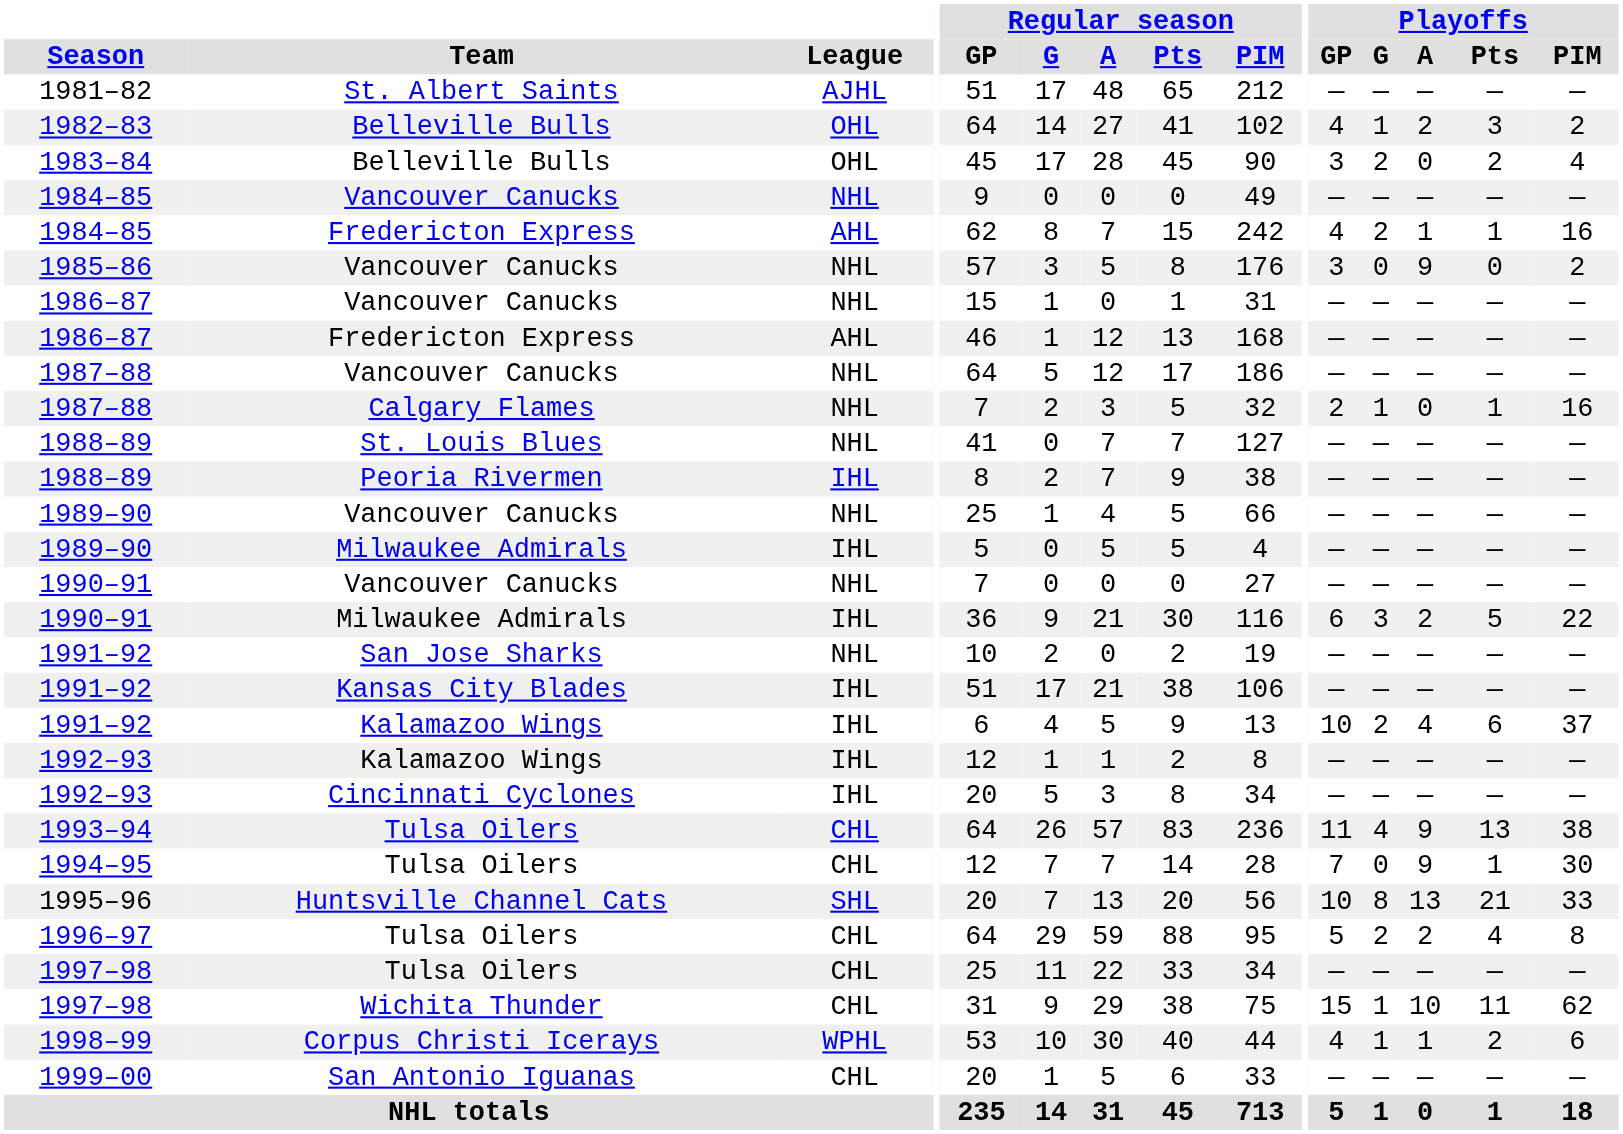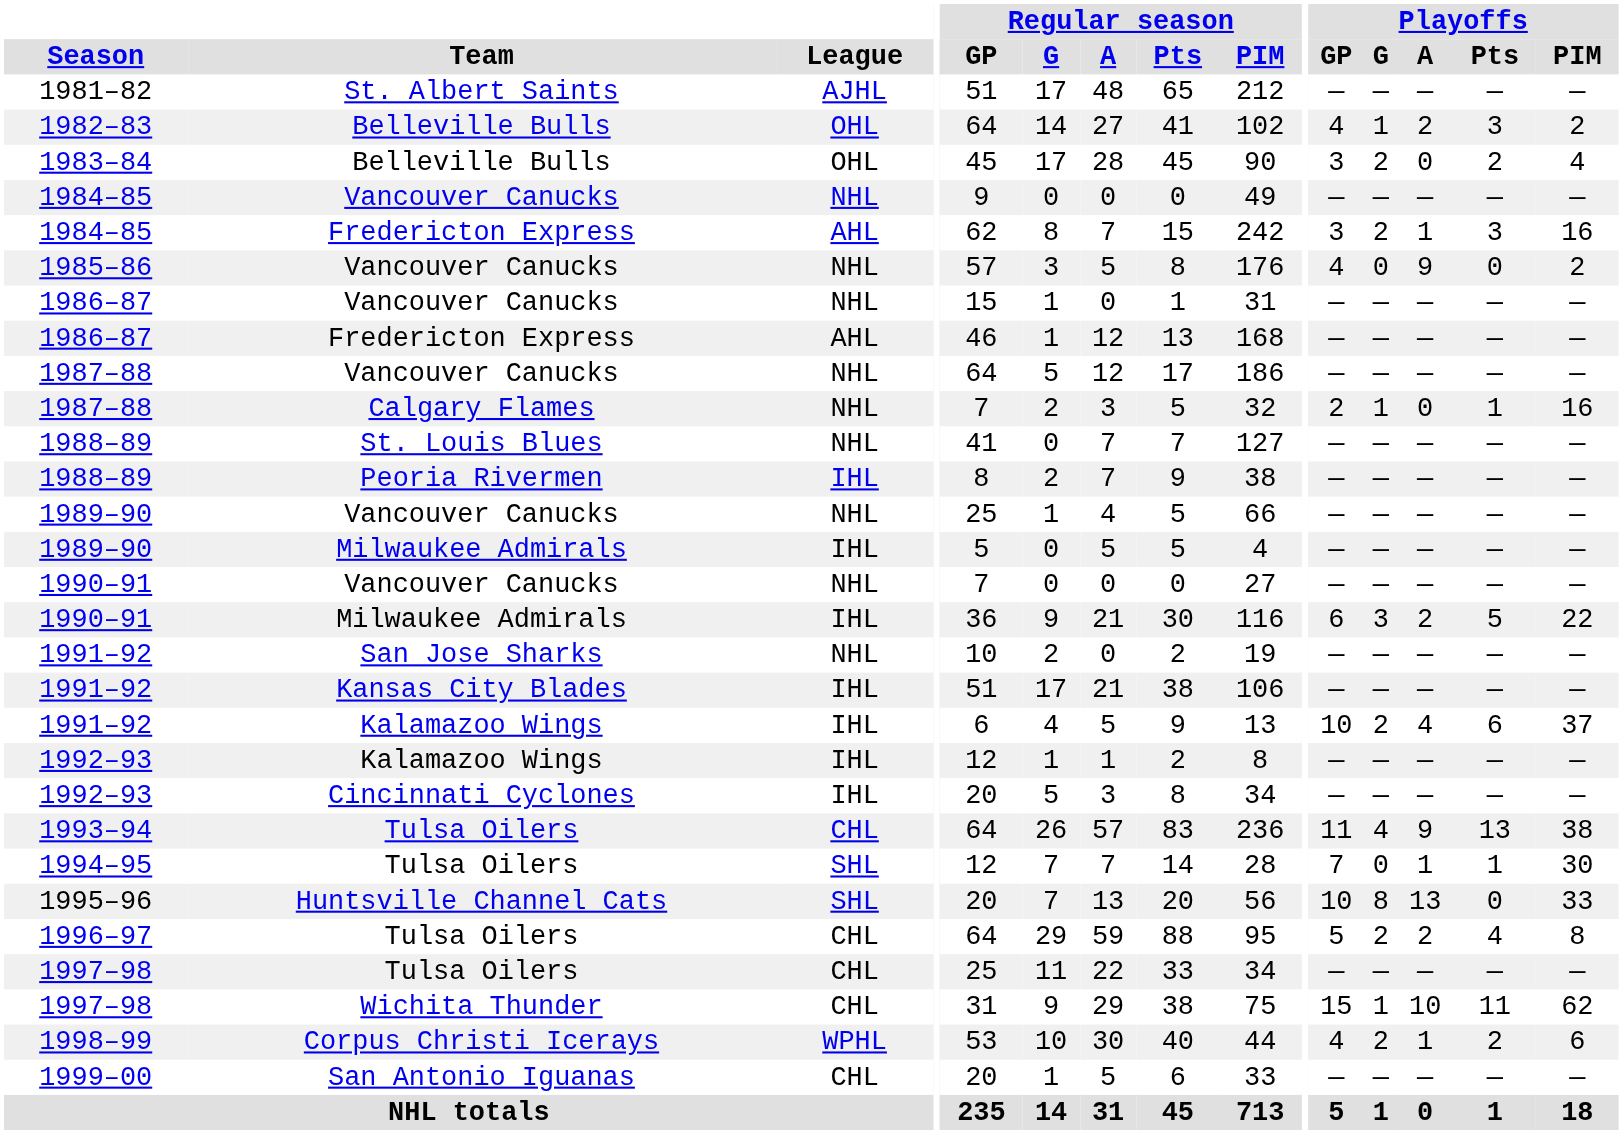(1336, 233) 4 -> (1336, 233) 3
(1495, 233) 1 -> (1495, 233) 3
(1336, 268) 3 -> (1336, 268) 4
(855, 866) CHL -> (855, 866) SHL
(1425, 866) 9 -> (1425, 866) 1
(1495, 901) 21 -> (1495, 901) 0
(1381, 1042) 1 -> (1381, 1042) 2
